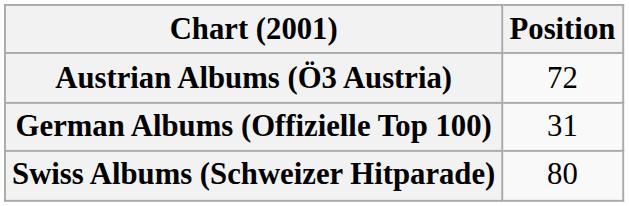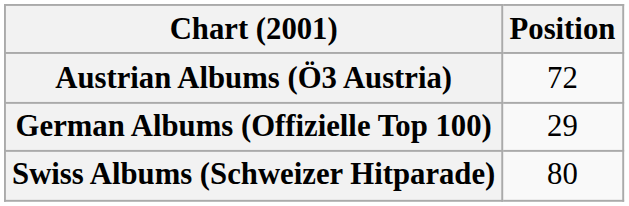(562, 126) 31 -> (562, 126) 29
